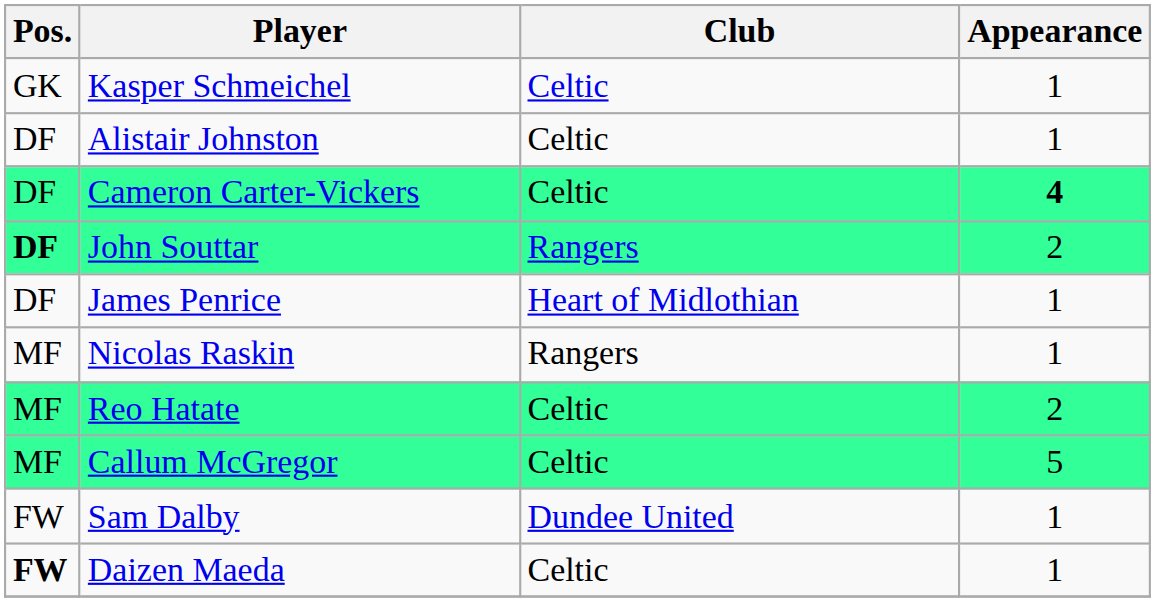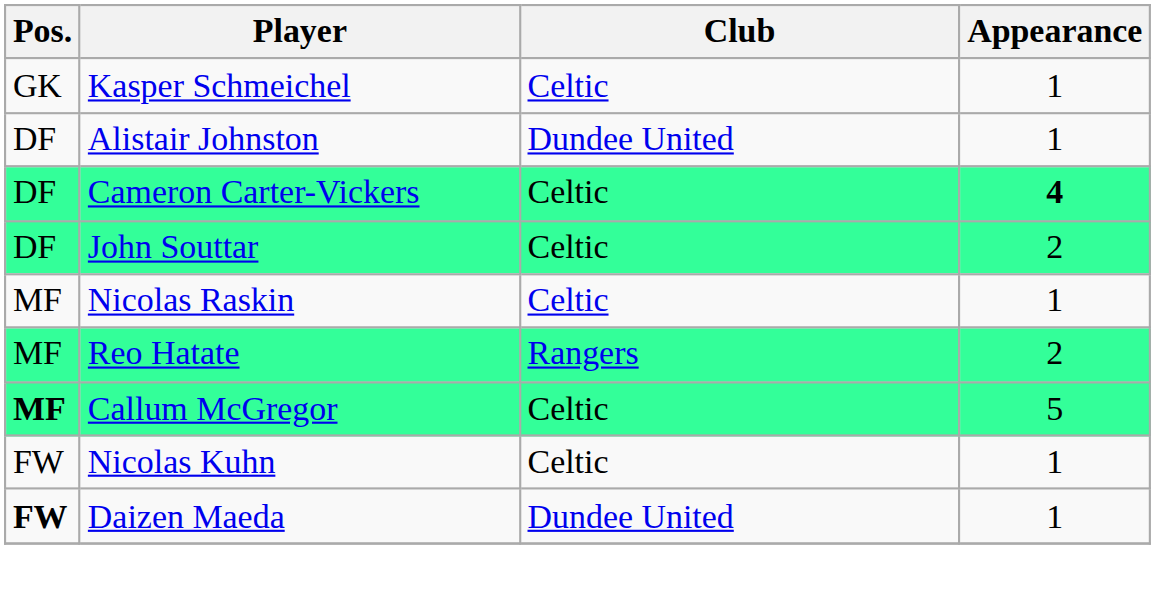(568, 138) Celtic -> (631, 138) Dundee United
(35, 246) bold -> (35, 246) normal
(583, 246) Rangers -> (568, 246) Celtic
- row: (184, 300)
(583, 354) Rangers -> (568, 300) Celtic
(568, 407) Celtic -> (583, 354) Rangers
(37, 461) normal -> (39, 407) bold
+ row: (182, 461)
- row: (164, 515)
(568, 569) Celtic -> (631, 515) Dundee United
